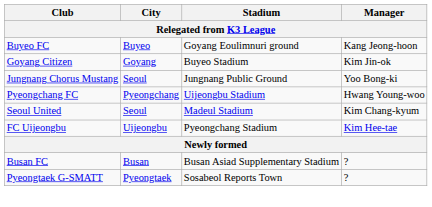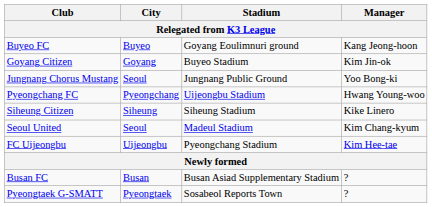+ row: (40, 111)
